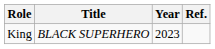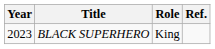columns swapped: (167, 14) <-> (20, 14)
